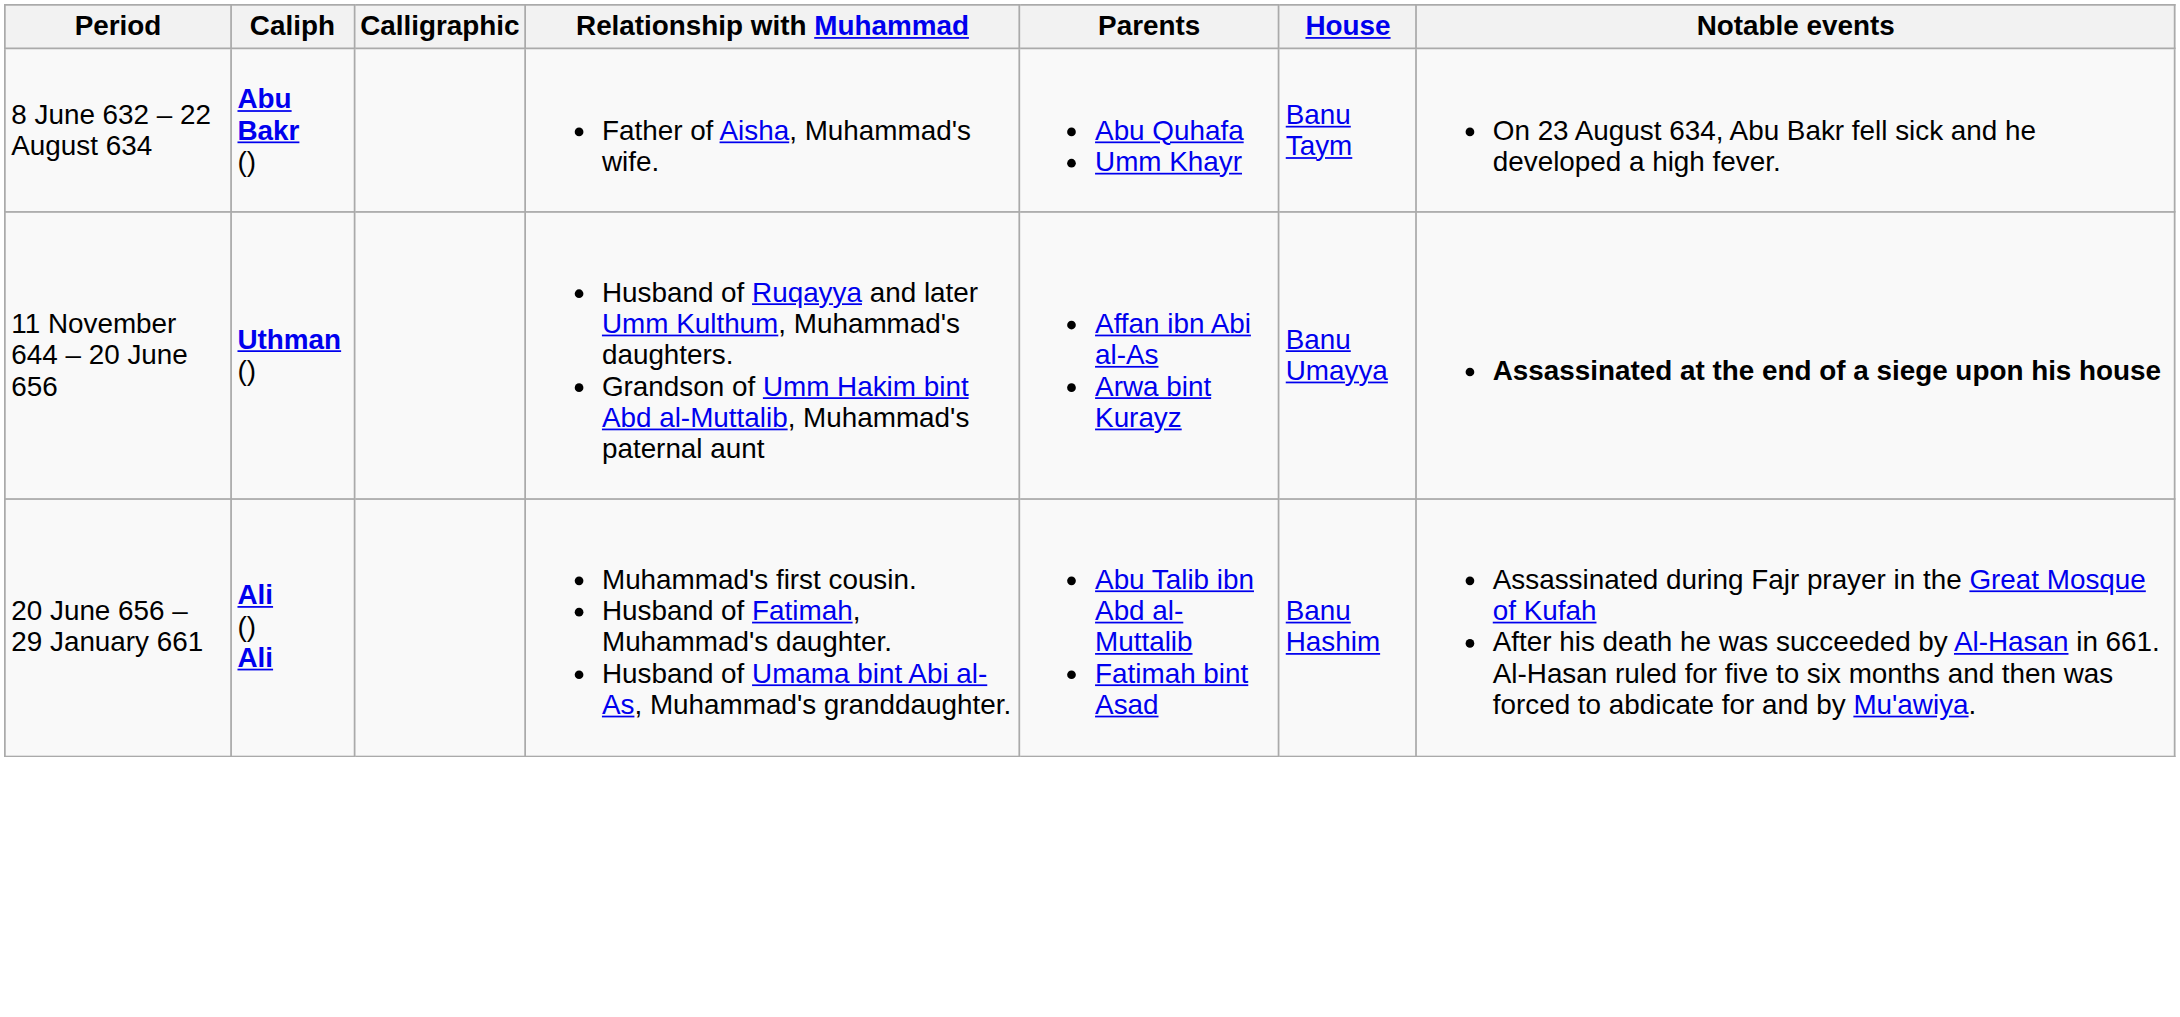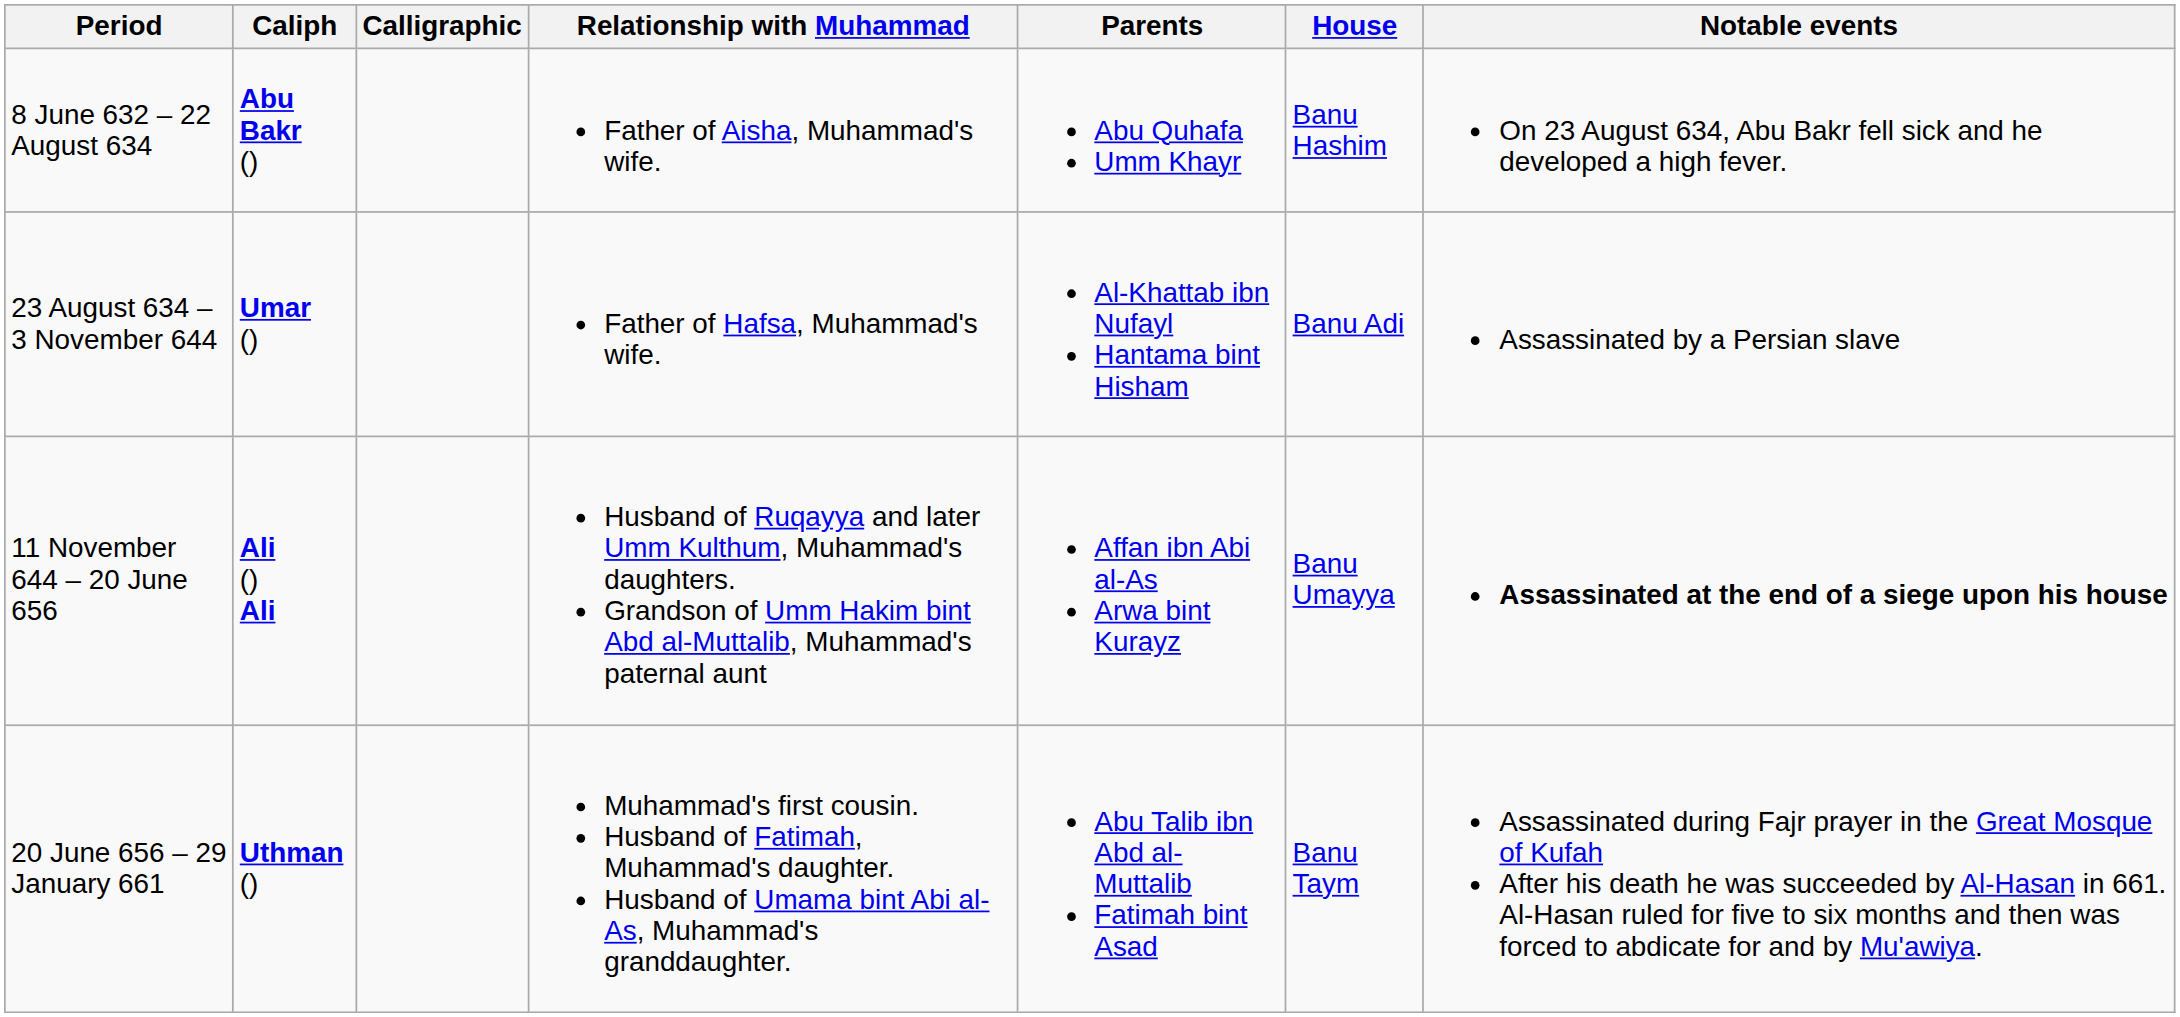(1319, 129) Banu Taym -> (1340, 129) Banu Hashim
+ row: (114, 323)
(289, 355) Uthman () -> (258, 580) Ali () Ali
(255, 627) Ali () Ali -> (292, 867) Uthman ()
(1333, 627) Banu Hashim -> (1326, 867) Banu Taym
